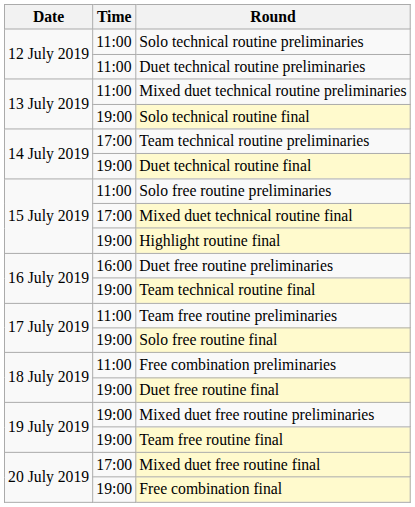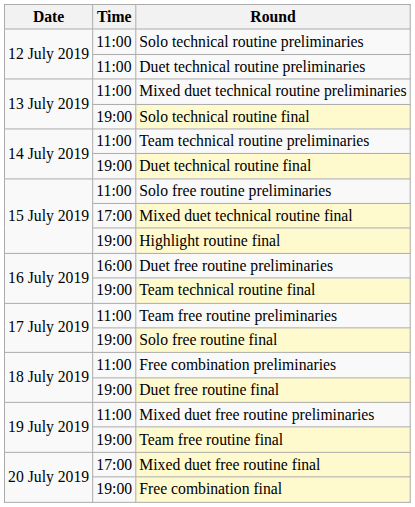(114, 141) 17:00 -> (114, 141) 11:00
(114, 414) 19:00 -> (114, 414) 11:00
